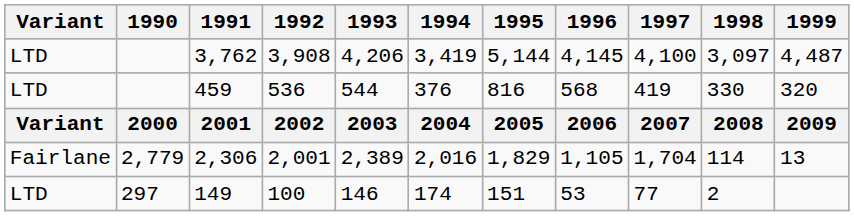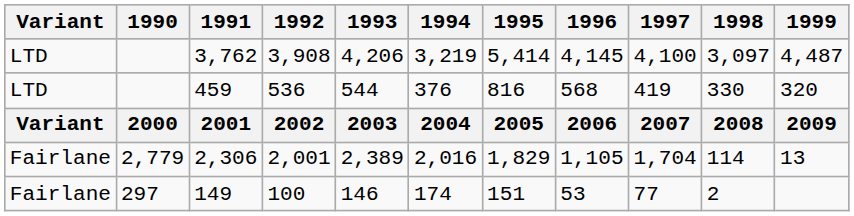(445, 56) 3,419 -> (445, 56) 3,219
(519, 56) 5,144 -> (519, 56) 5,414
(29, 194) LTD -> (60, 194) Fairlane
